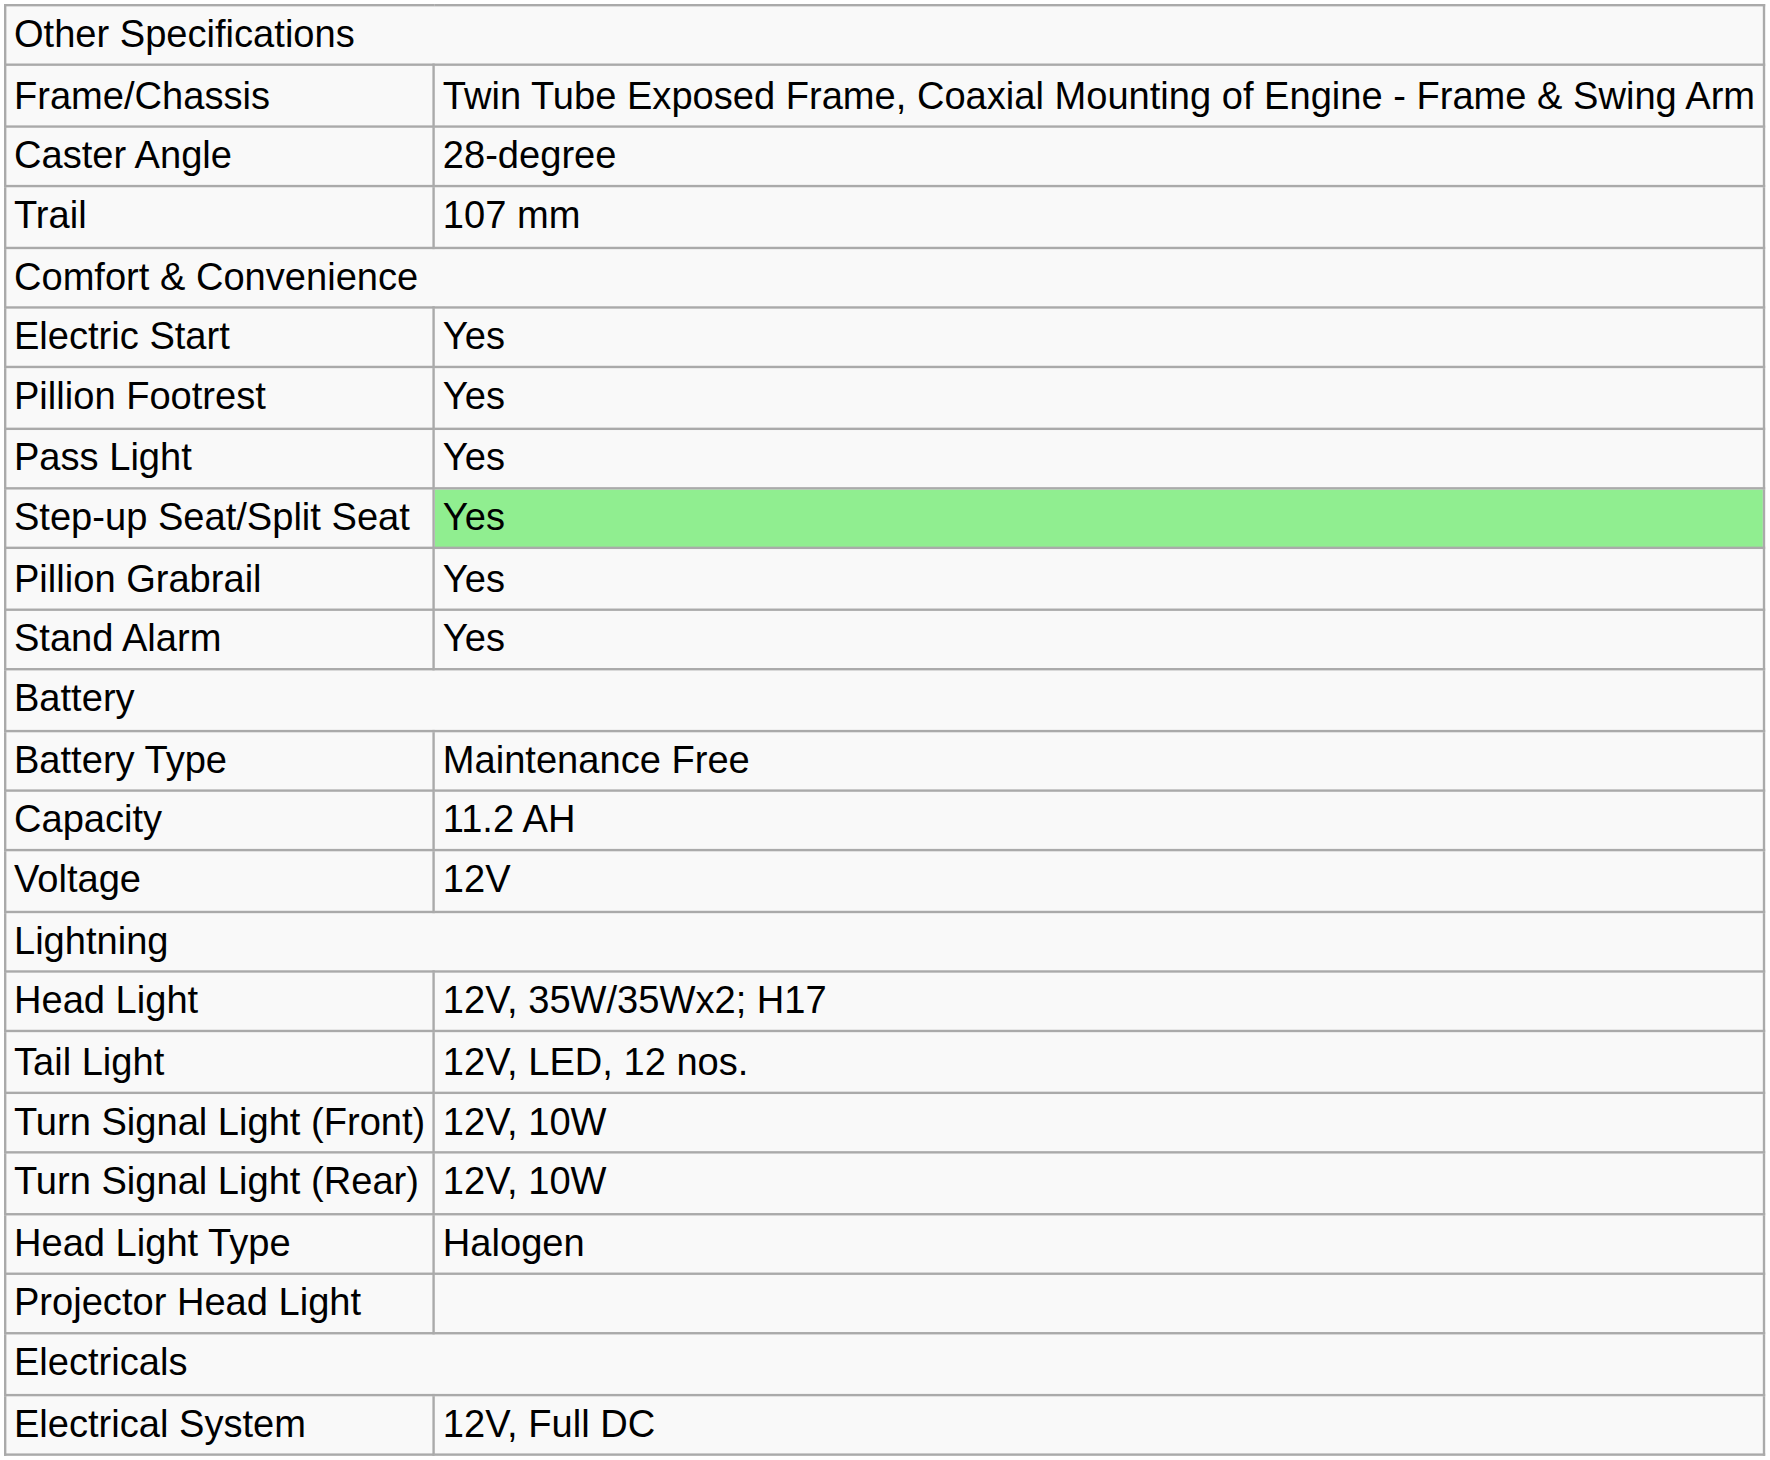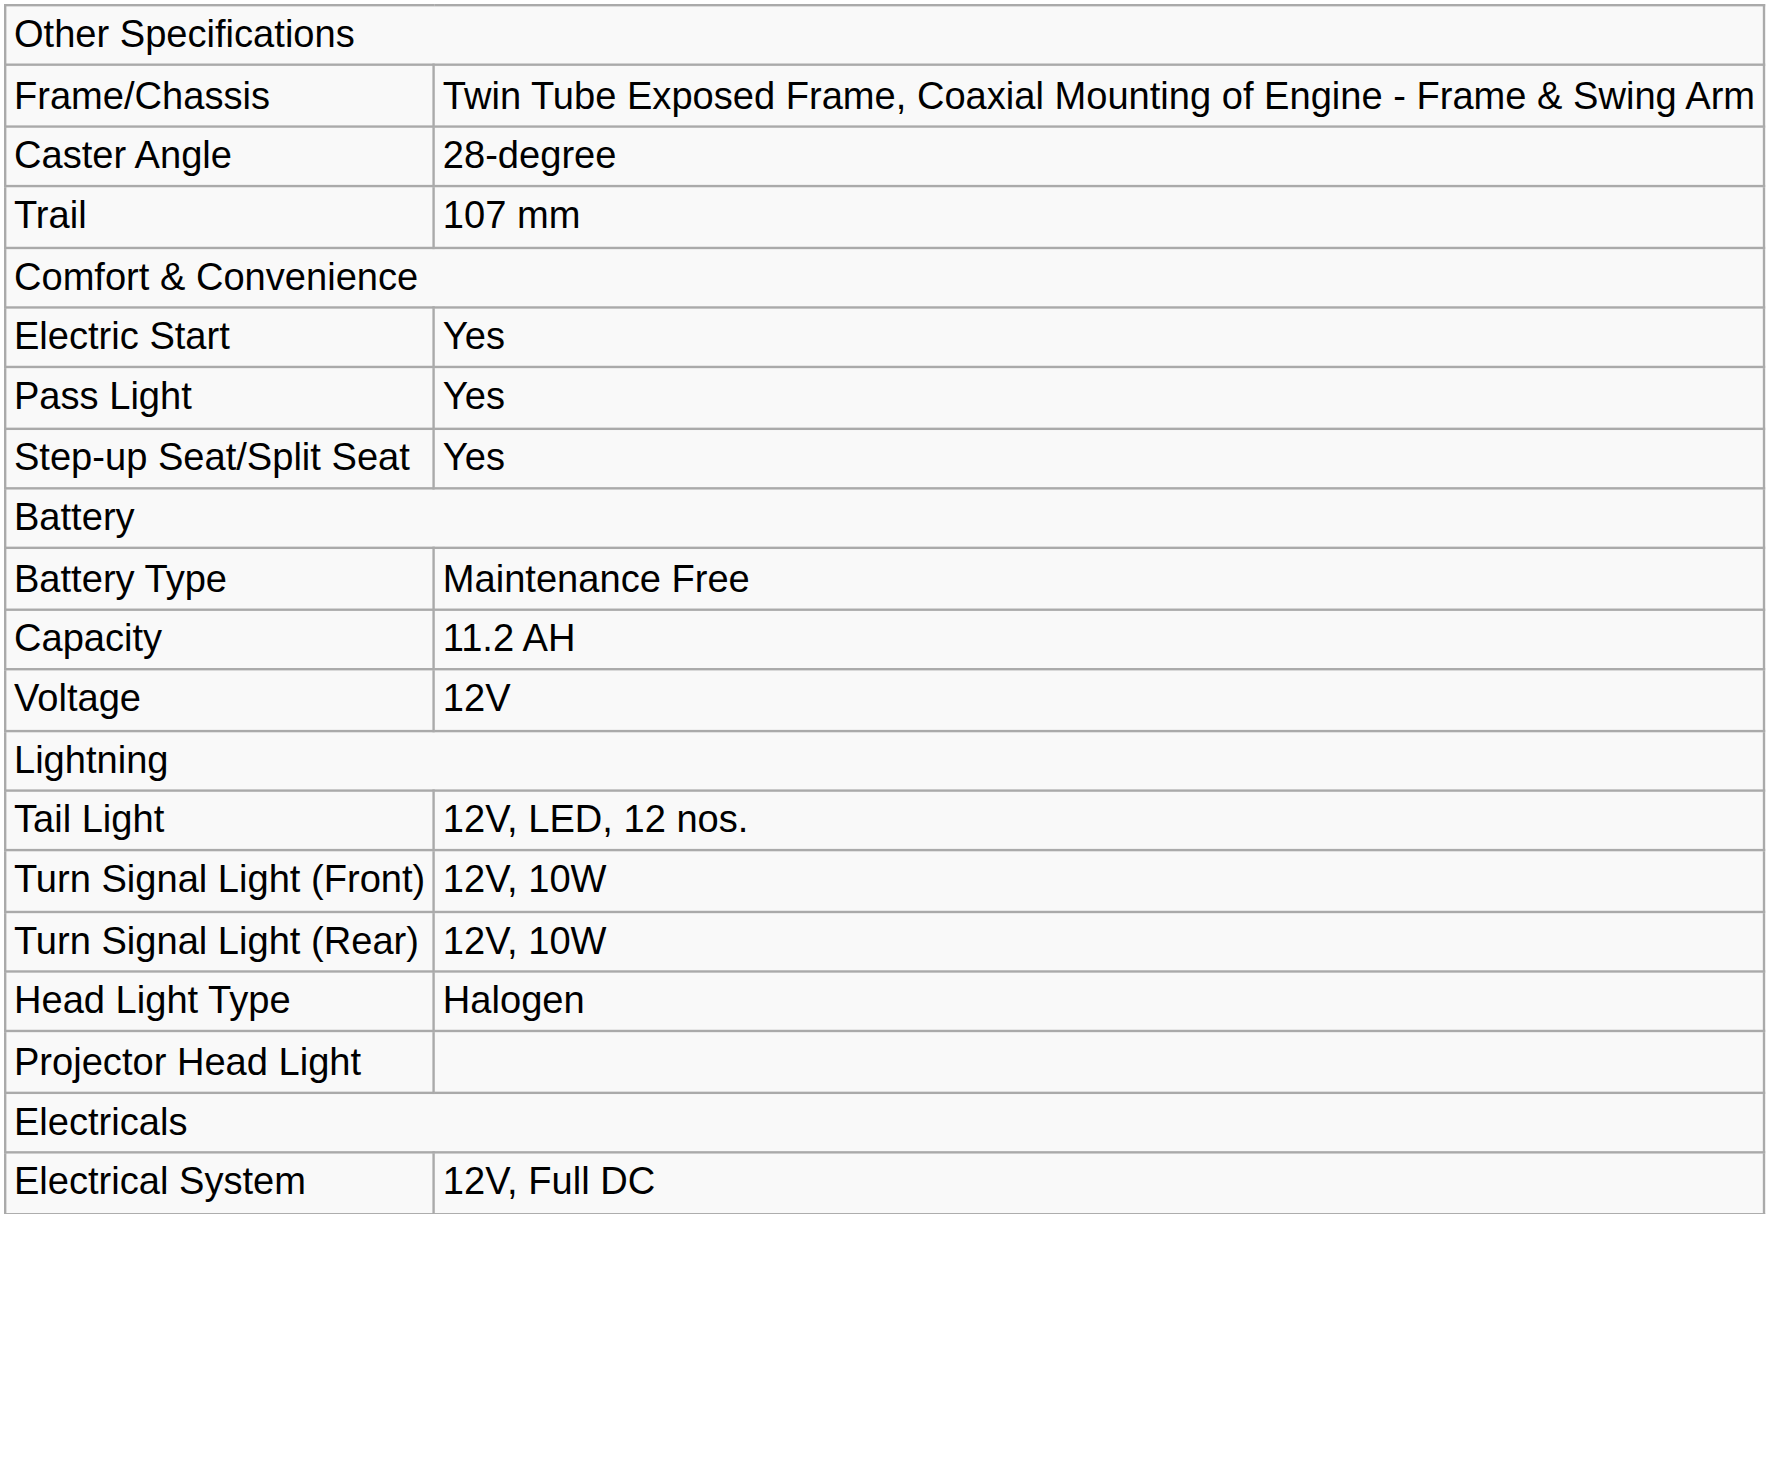- row: (140, 397)
(474, 517) lightgreen background -> (474, 457) no background
- row: (138, 578)
- row: (118, 638)
- row: (106, 1000)
